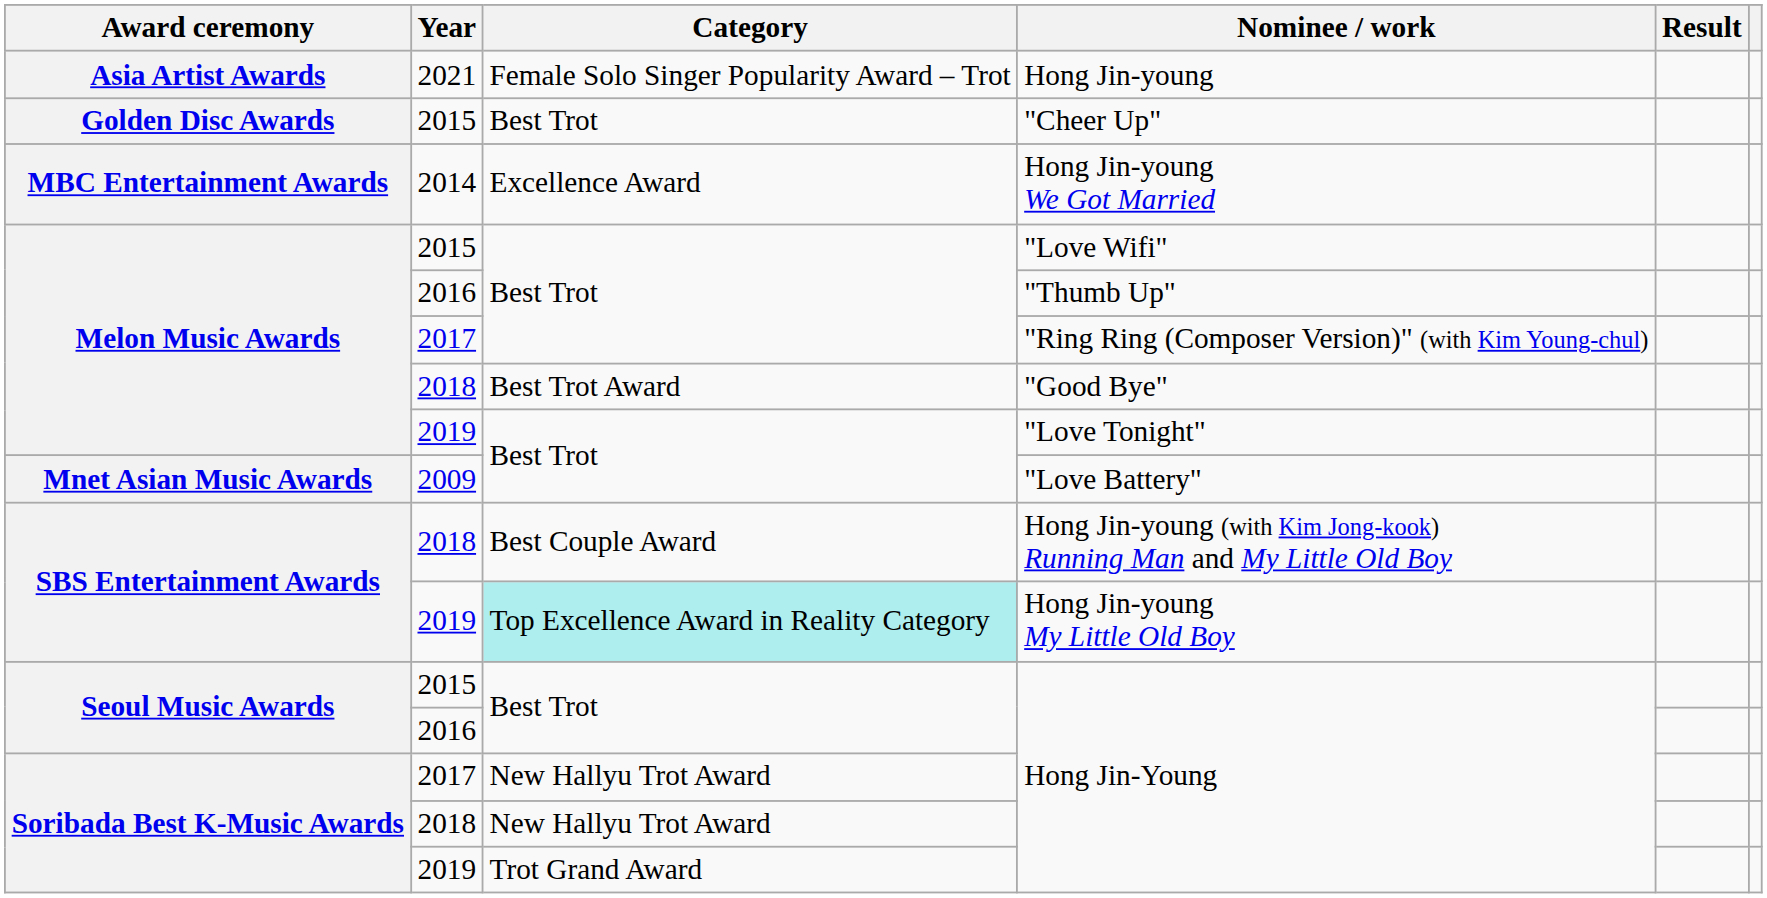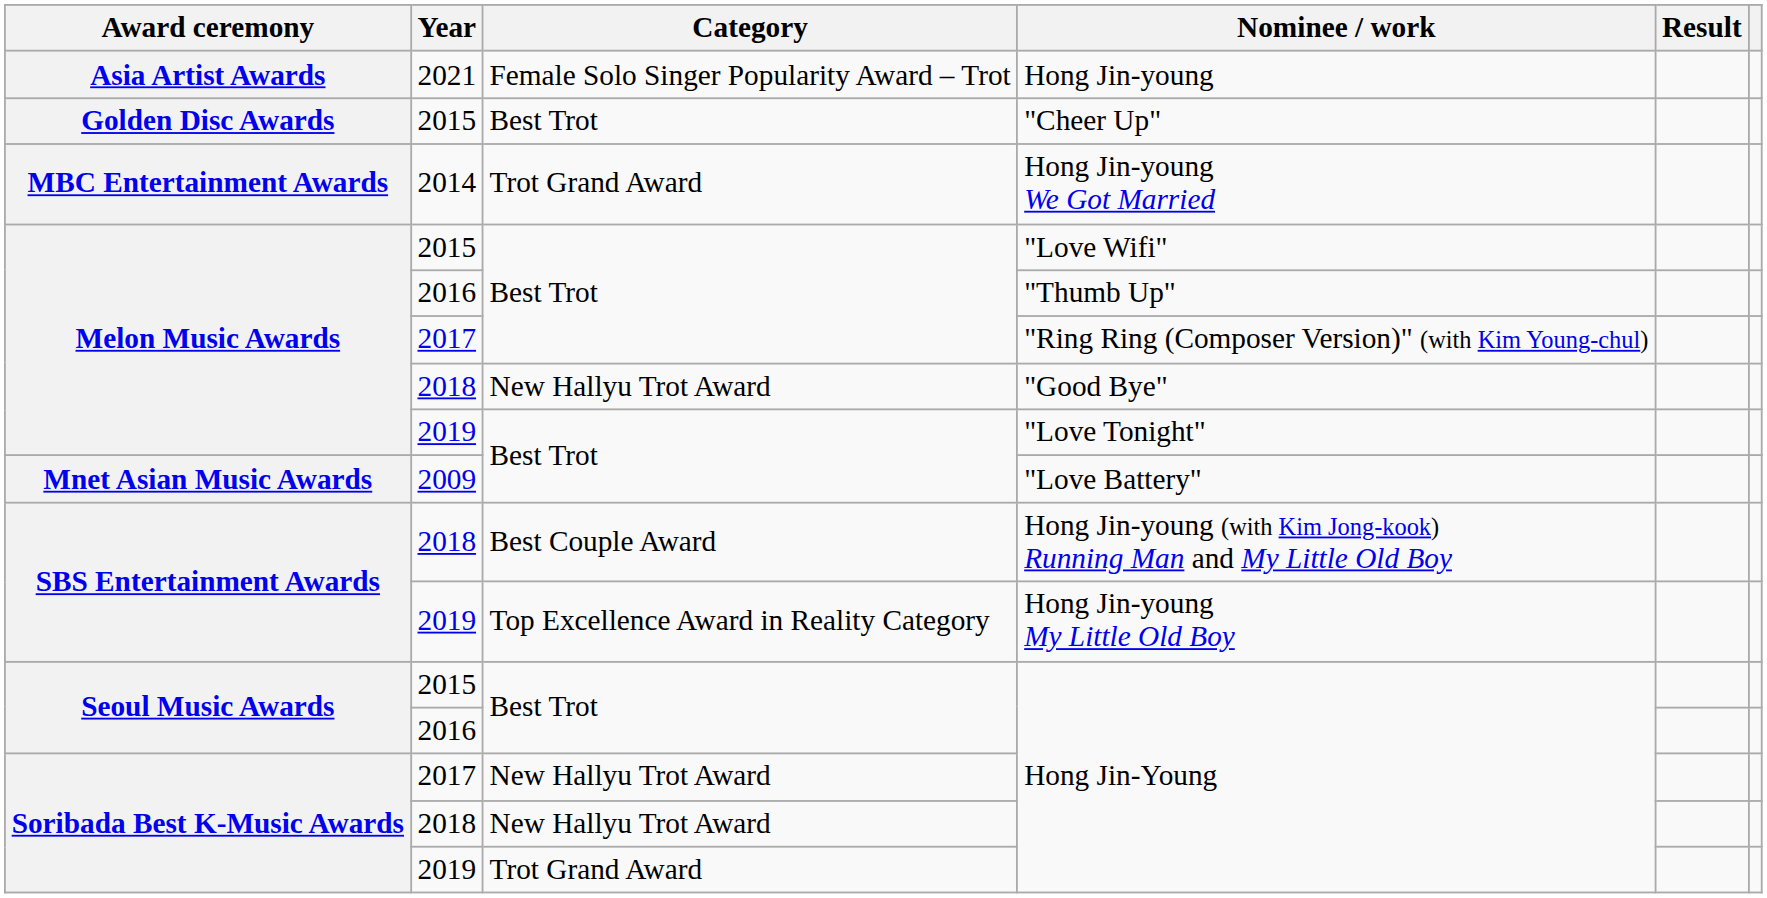(595, 183) Excellence Award -> (596, 183) Trot Grand Award
(585, 385) Best Trot Award -> (630, 385) New Hallyu Trot Award
(740, 620) paleturquoise background -> (740, 620) no background
